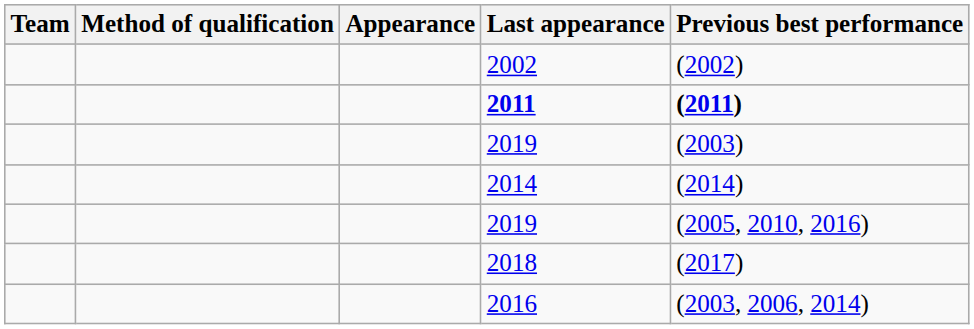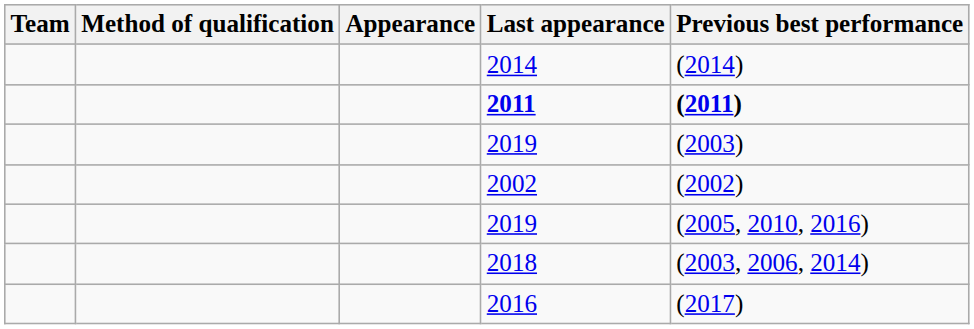rows swapped: (40, 65) <-> (40, 184)
(710, 263) (2017) -> (773, 263) (2003, 2006, 2014)
(773, 303) (2003, 2006, 2014) -> (710, 303) (2017)
